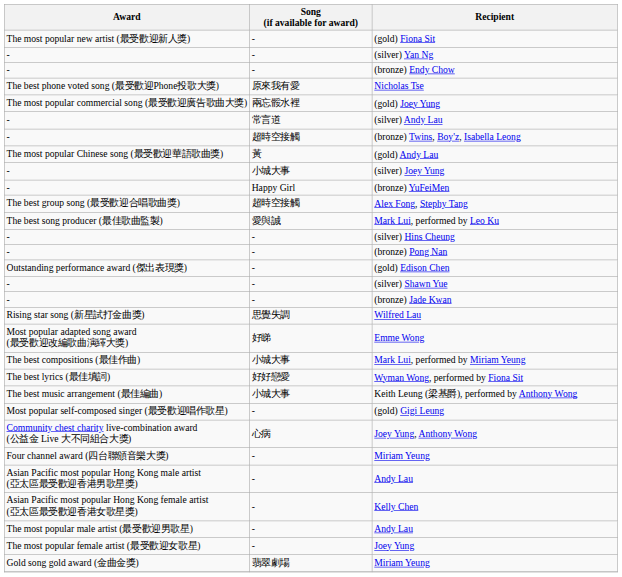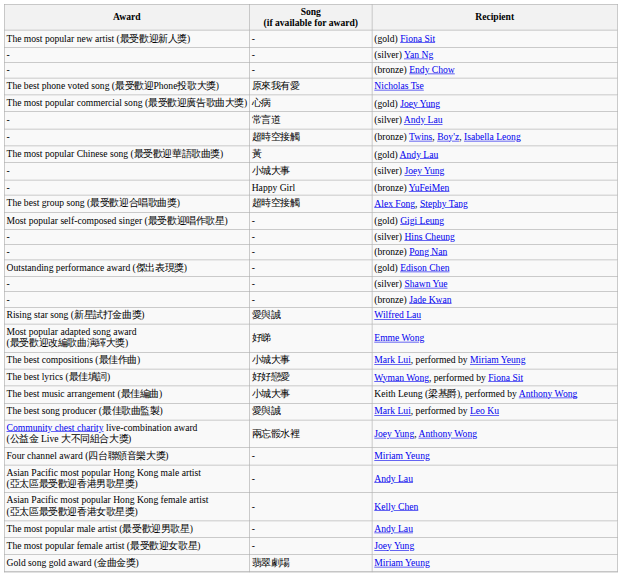(276, 103) 兩忘骽水裡 -> (261, 103) 心病
rows swapped: (117, 411) <-> (85, 220)
(271, 315) 思覺失調 -> (266, 315) 愛與誠
(261, 433) 心病 -> (276, 433) 兩忘骽水裡
